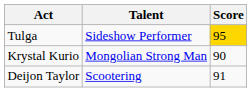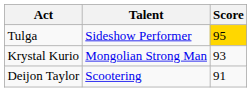(219, 55) 90 -> (219, 55) 93
